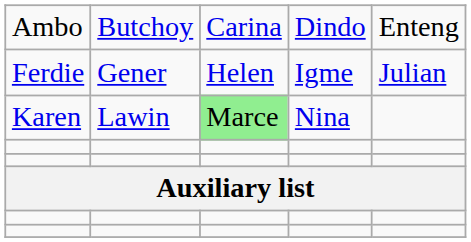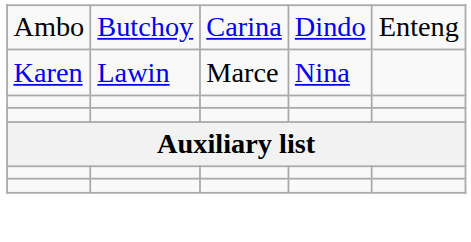- row: (48, 72)
(242, 117) lightgreen background -> (242, 72) no background
